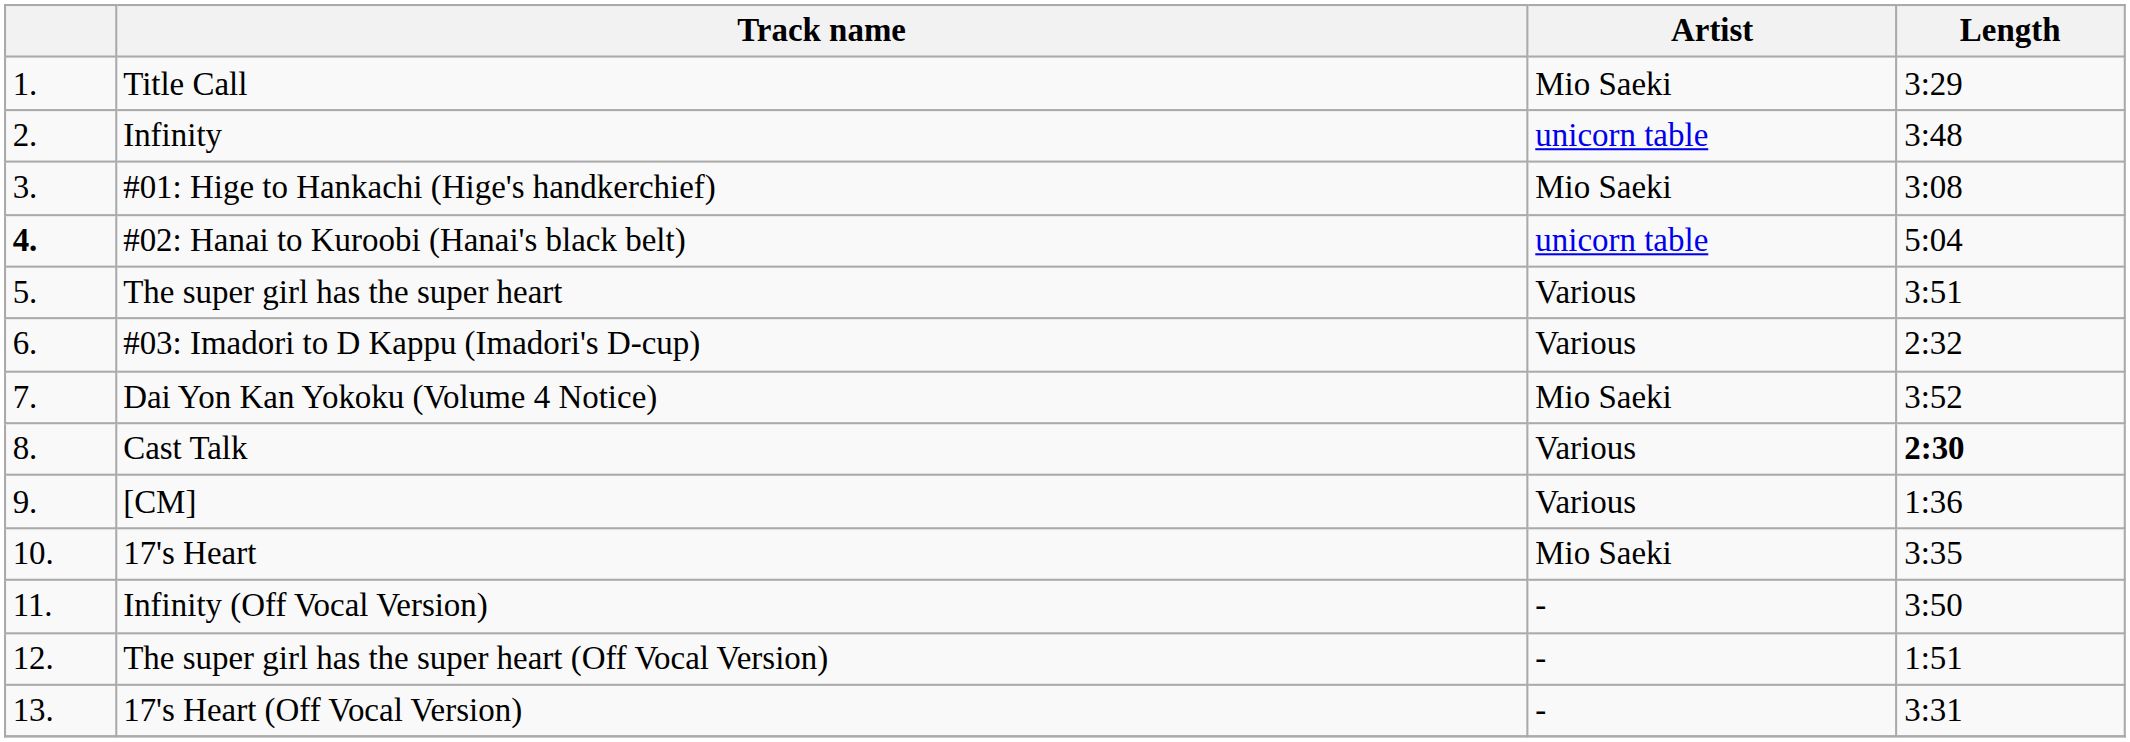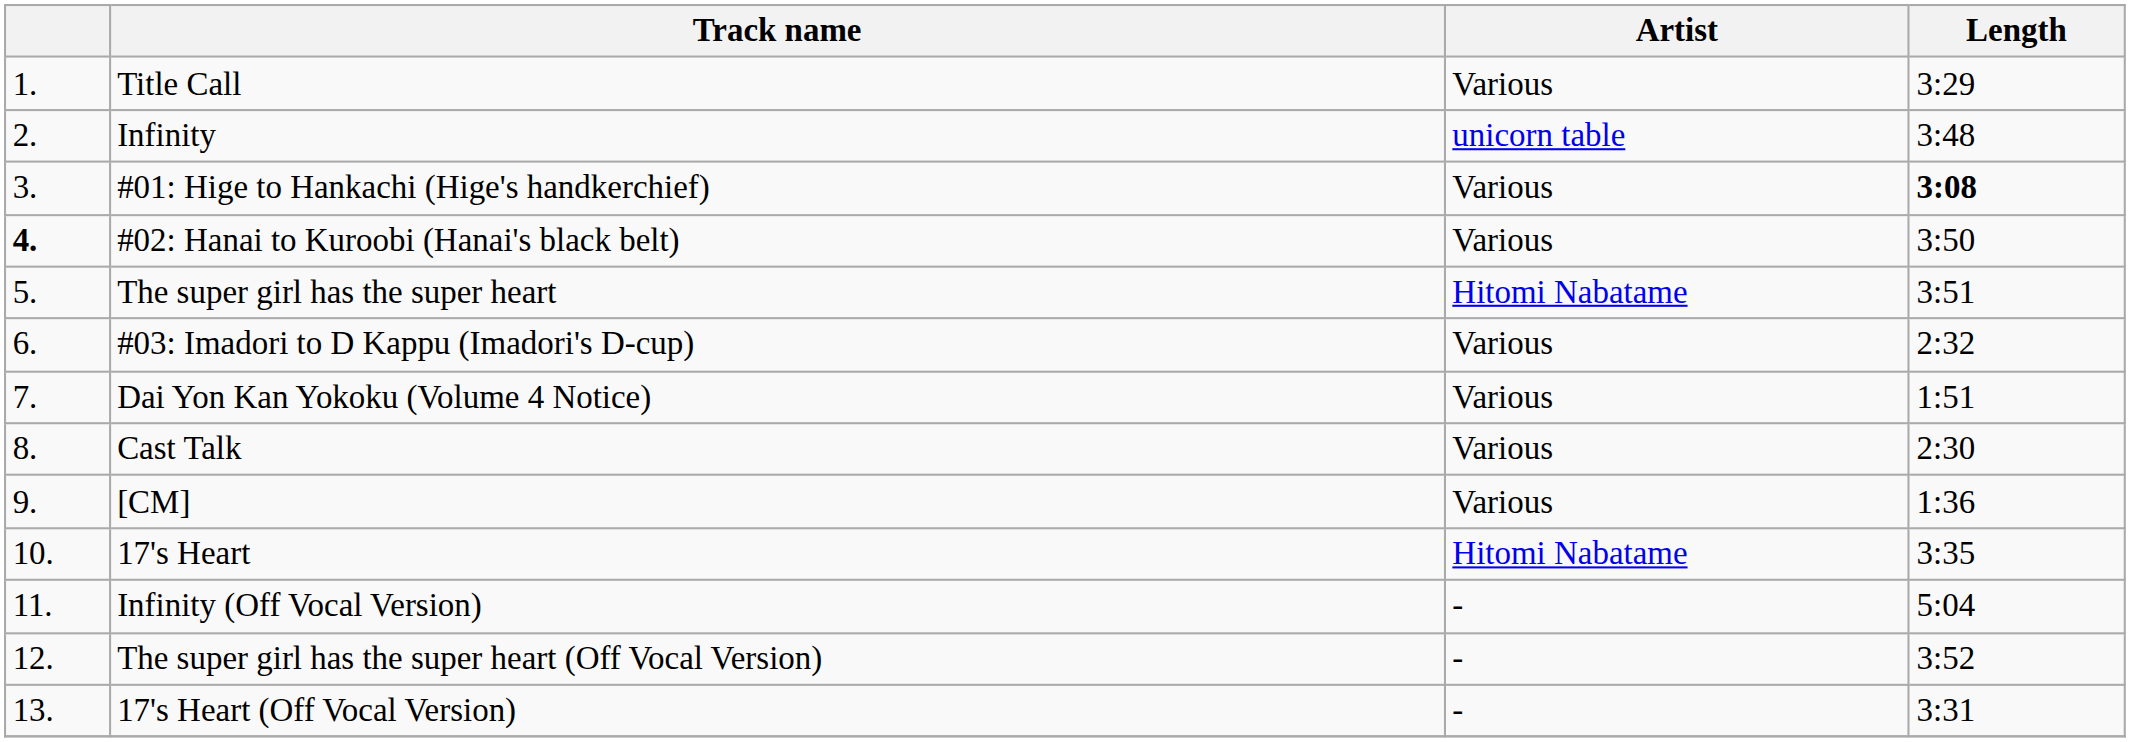(1603, 82) Mio Saeki -> (1503, 82) Various
(1603, 187) Mio Saeki -> (1503, 187) Various
(1933, 187) normal -> (1947, 187) bold
(1622, 239) unicorn table -> (1503, 239) Various
(1933, 239) 5:04 -> (1946, 239) 3:50
(1586, 291) Various -> (1570, 291) Hitomi Nabatame
(1603, 396) Mio Saeki -> (1503, 396) Various
(1933, 396) 3:52 -> (1946, 396) 1:51
(1934, 448) bold -> (1946, 448) normal
(1603, 553) Mio Saeki -> (1570, 553) Hitomi Nabatame
(1933, 605) 3:50 -> (1946, 605) 5:04
(1933, 657) 1:51 -> (1946, 657) 3:52
